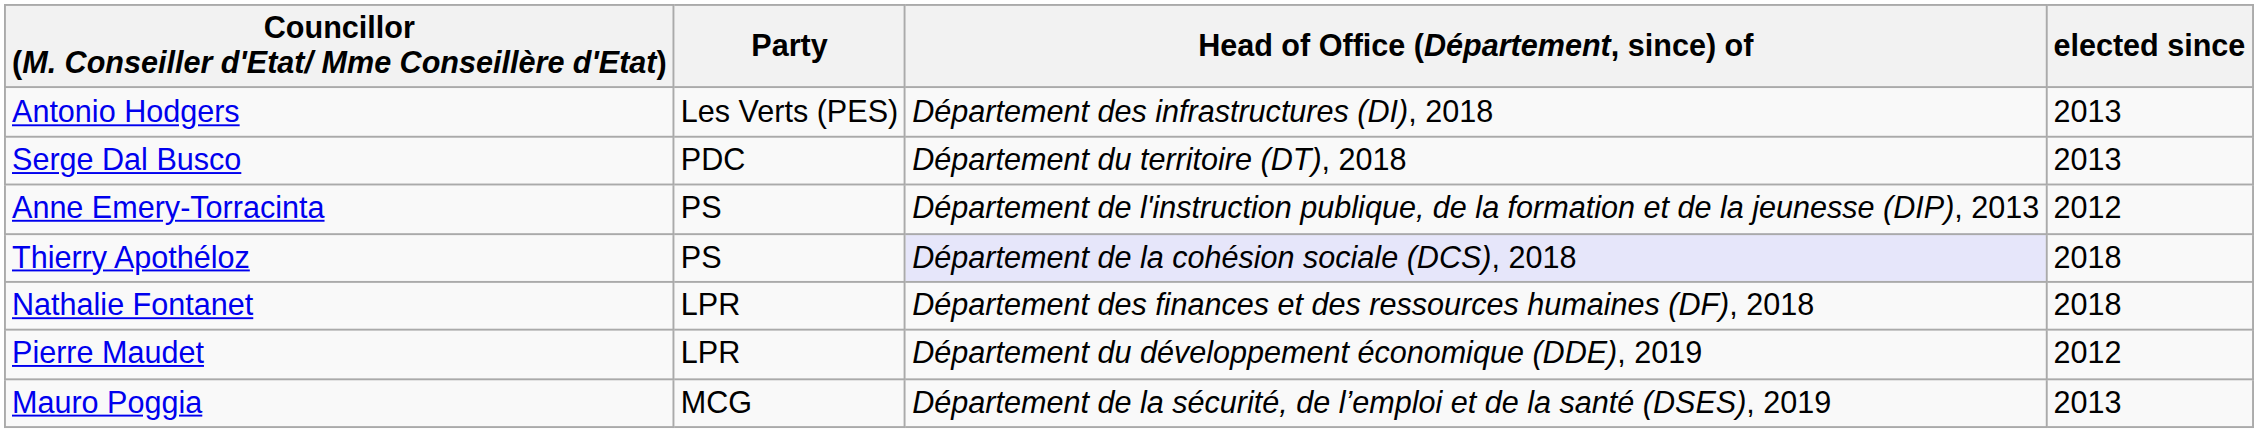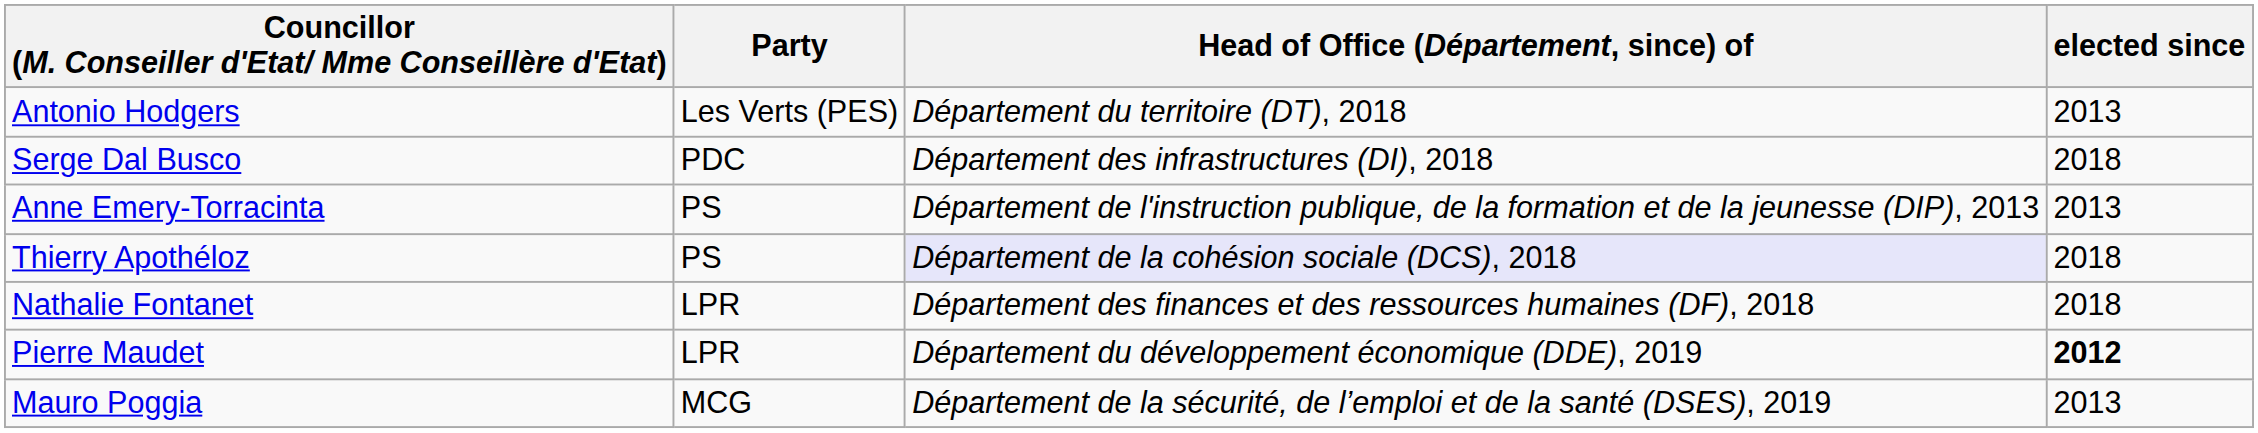(1203, 111) Département des infrastructures (DI), 2018 -> (1159, 111) Département du territoire (DT), 2018
(1159, 160) Département du territoire (DT), 2018 -> (1203, 160) Département des infrastructures (DI), 2018
(2087, 160) 2013 -> (2087, 160) 2018
(2087, 208) 2012 -> (2087, 208) 2013
(2087, 353) normal -> (2087, 353) bold
